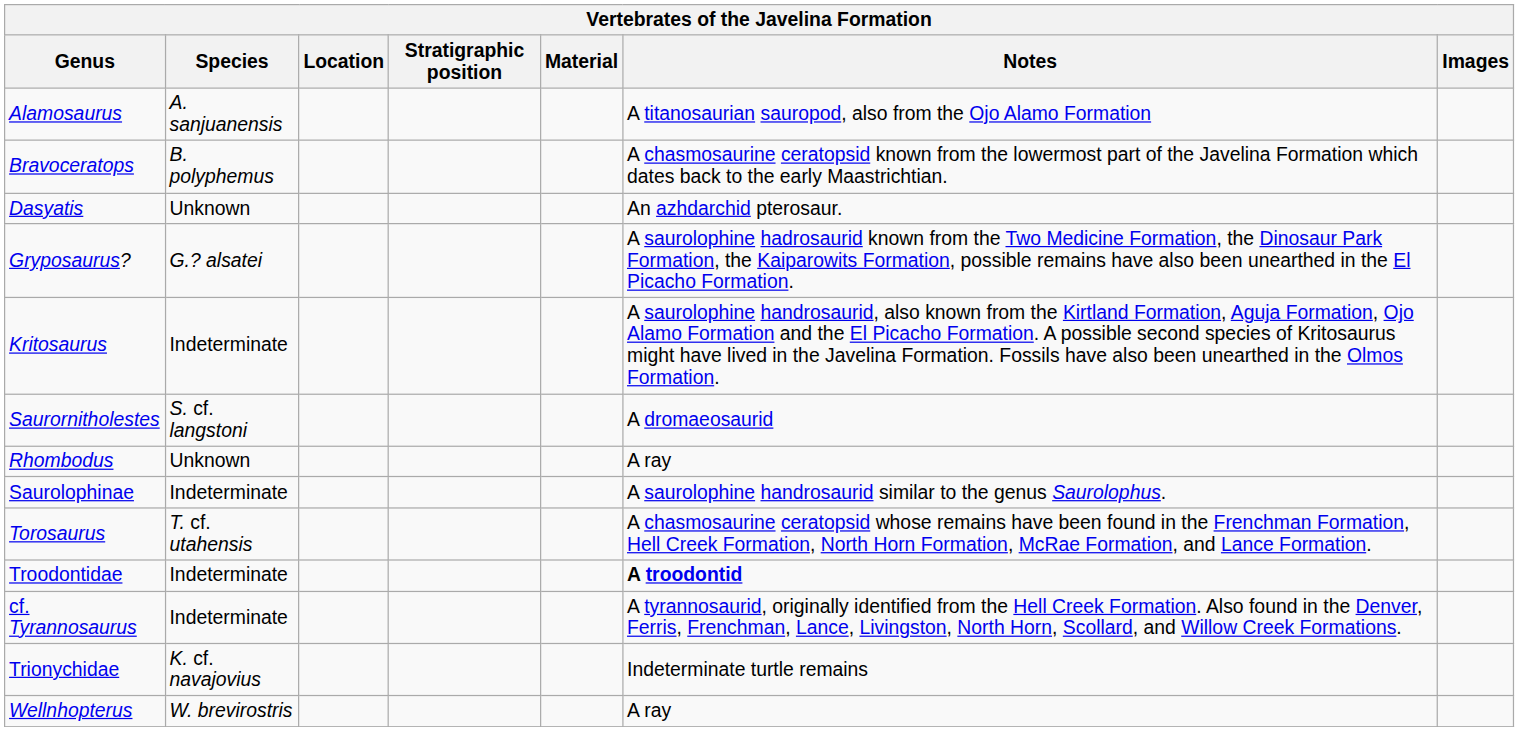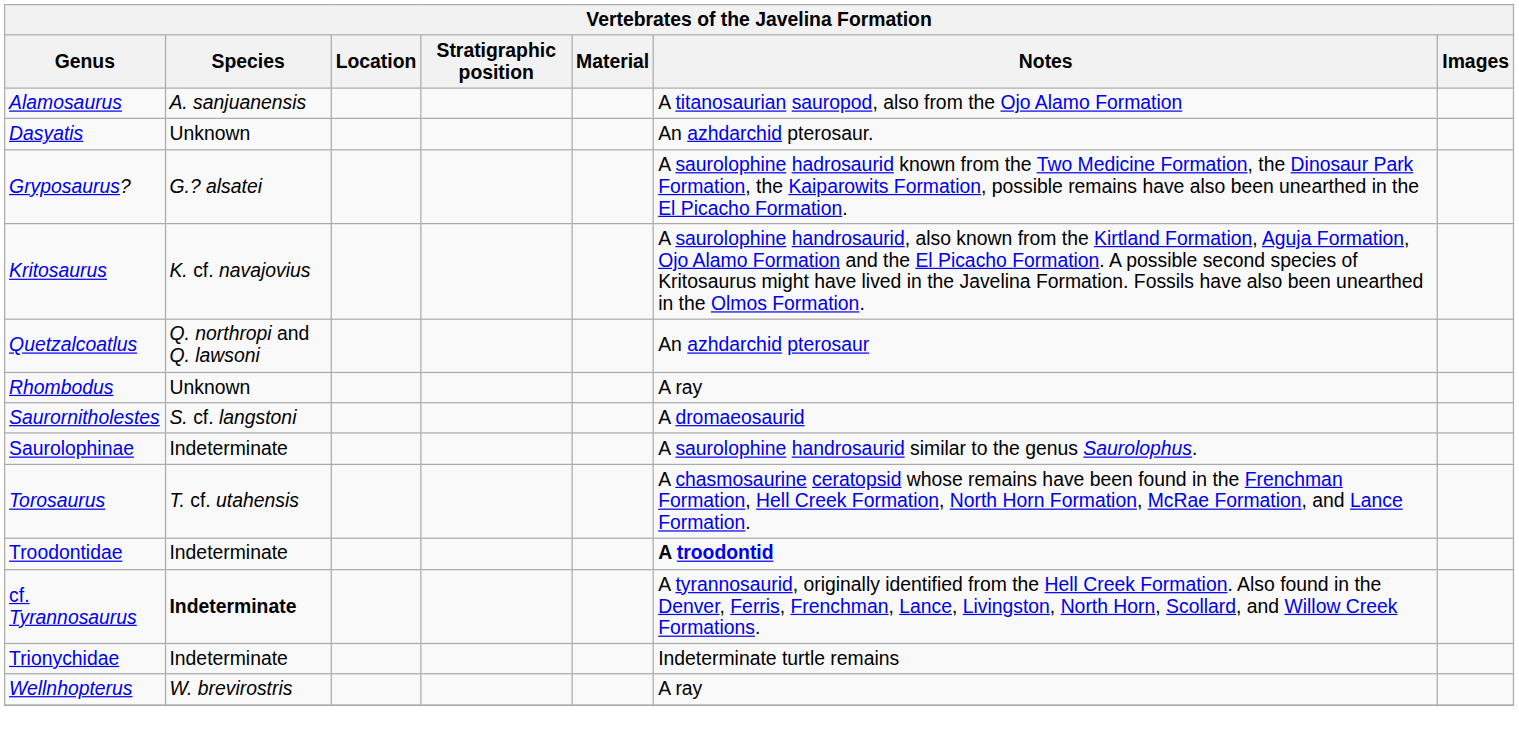- row: (71, 166)
(229, 345) Indeterminate -> (240, 271) K. cf. navajovius
+ row: (73, 345)
rows swapped: (61, 461) <-> (84, 419)
(229, 616) normal -> (233, 606) bold
(215, 669) K. cf. navajovius -> (229, 658) Indeterminate
